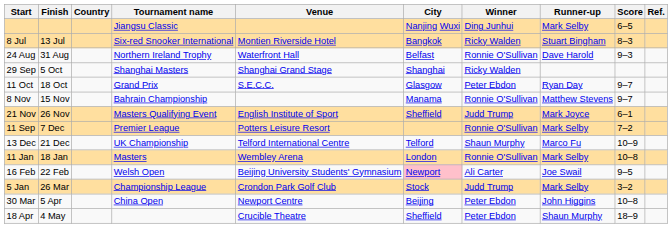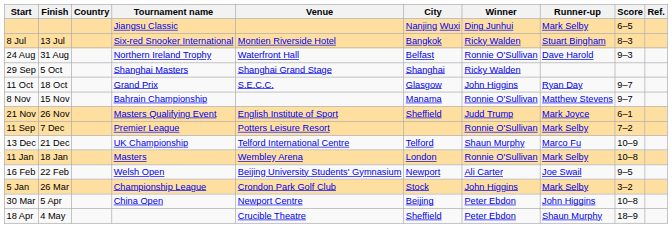(490, 84) Peter Ebdon -> (491, 84) John Higgins
(423, 172) pink background -> (423, 172) no background
(489, 186) Judd Trump -> (491, 186) John Higgins
